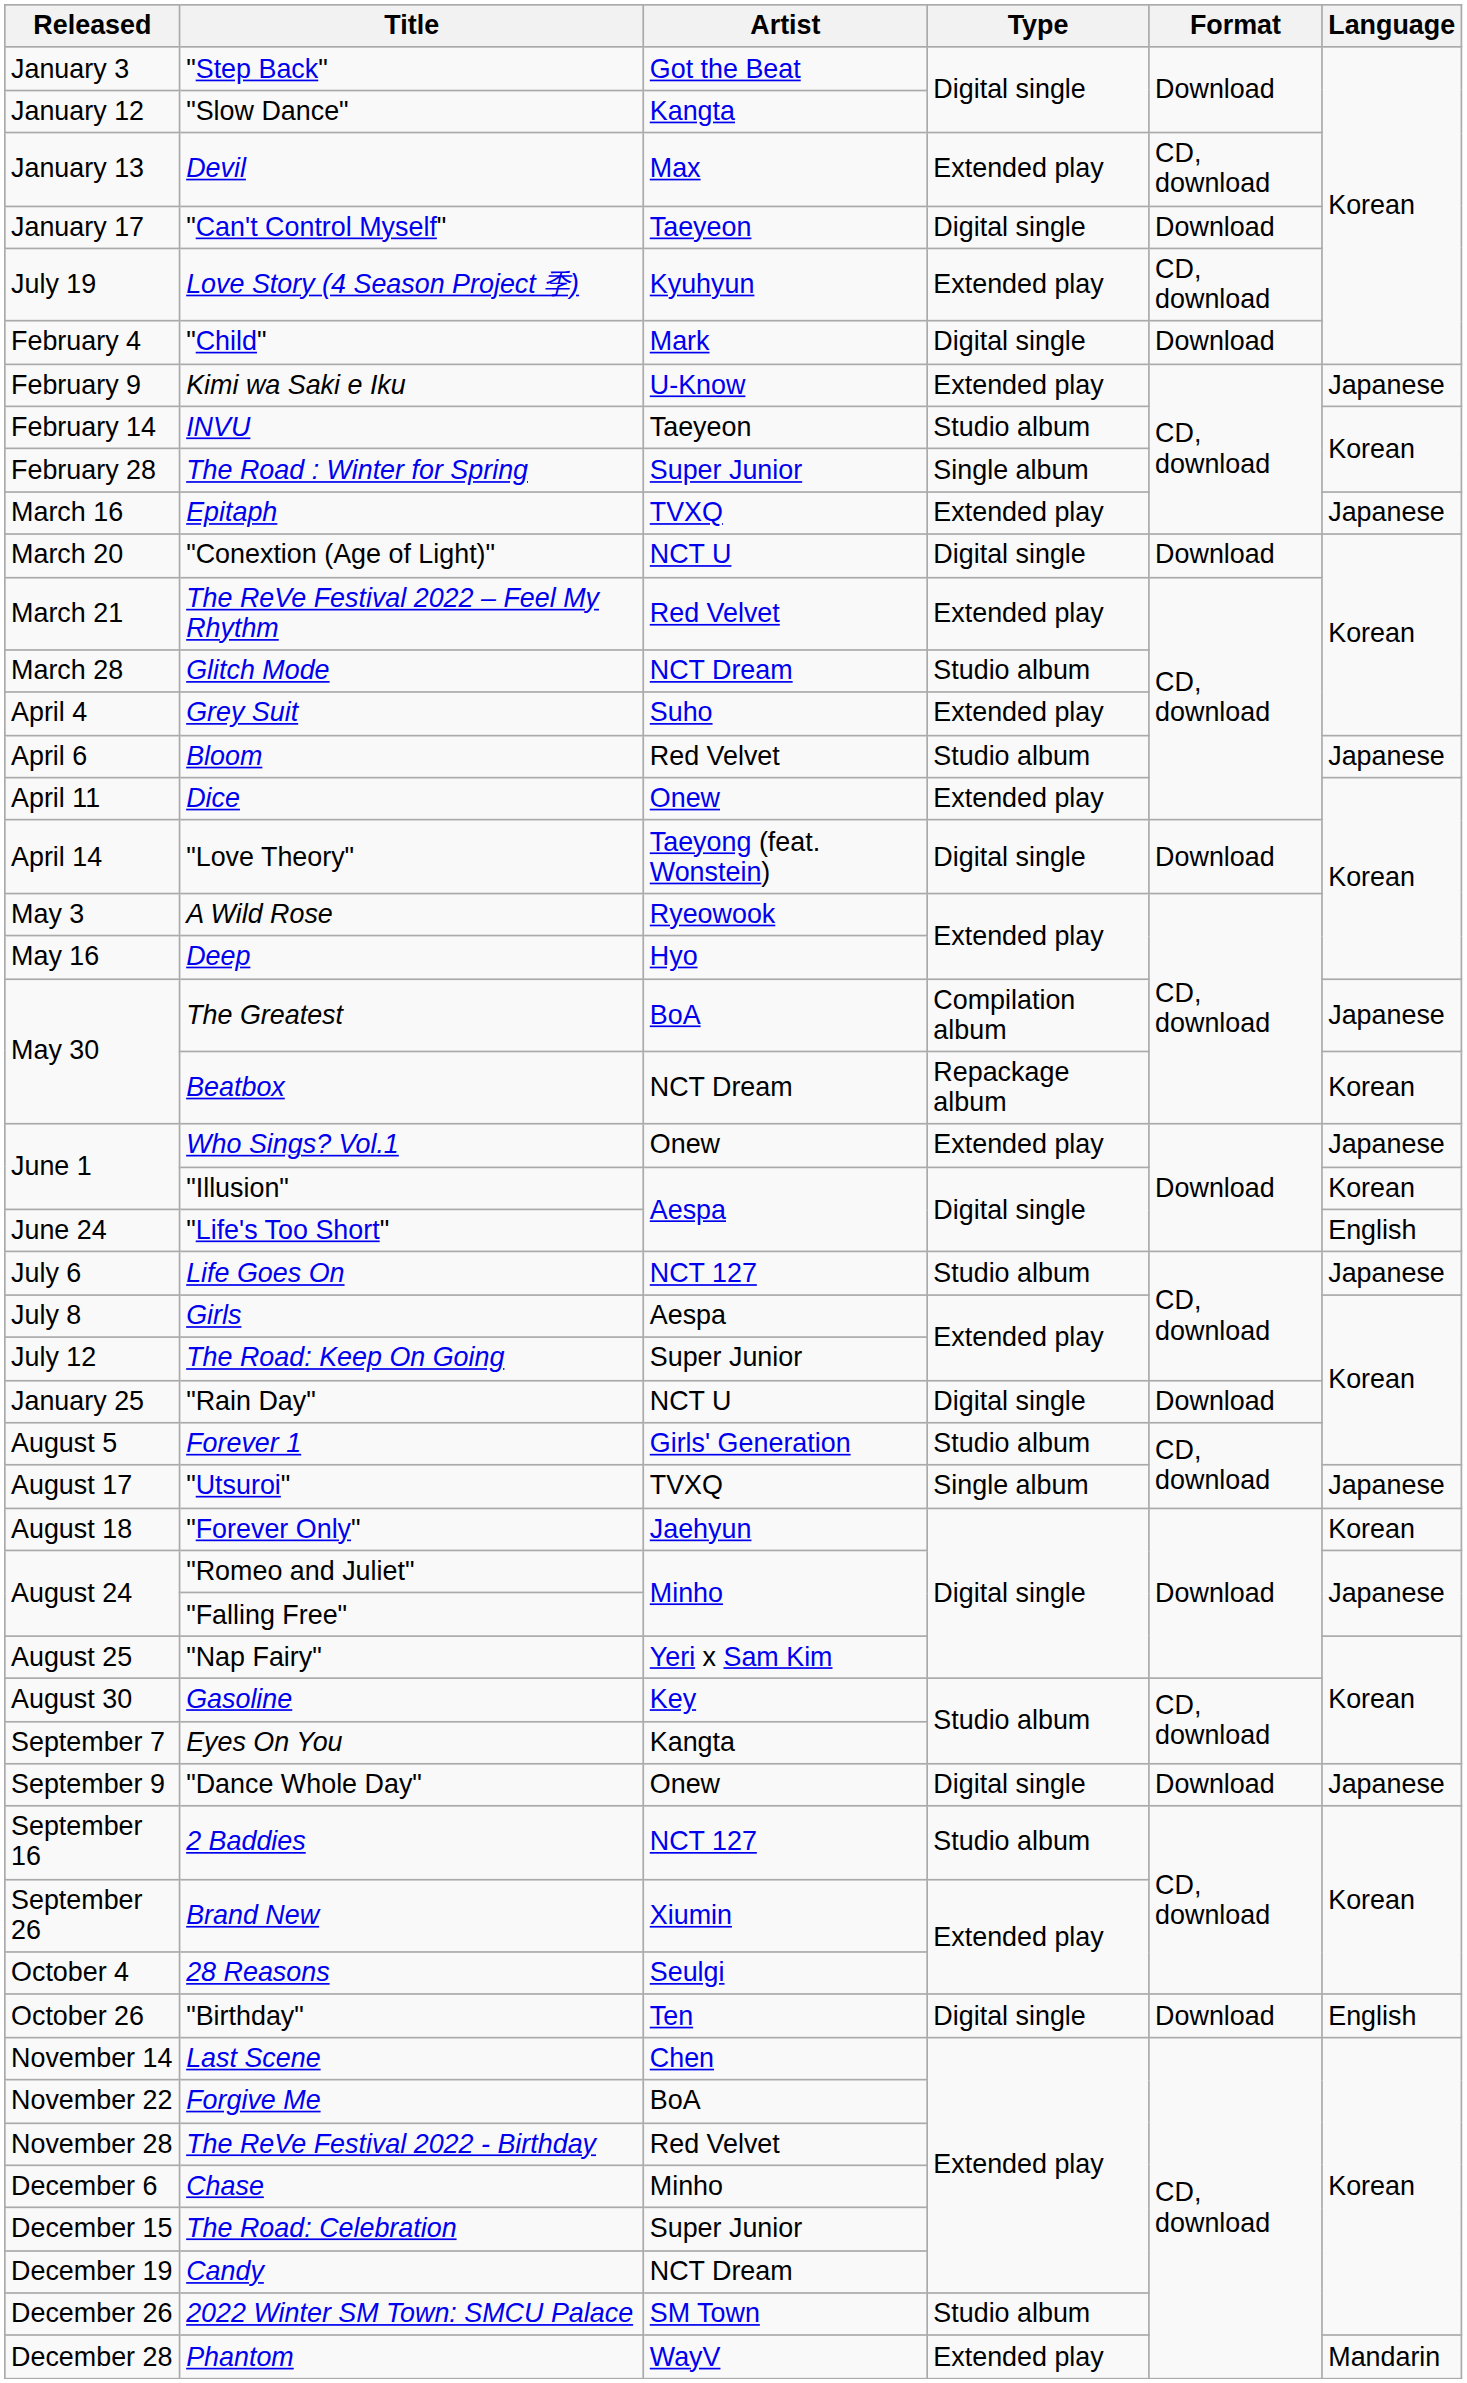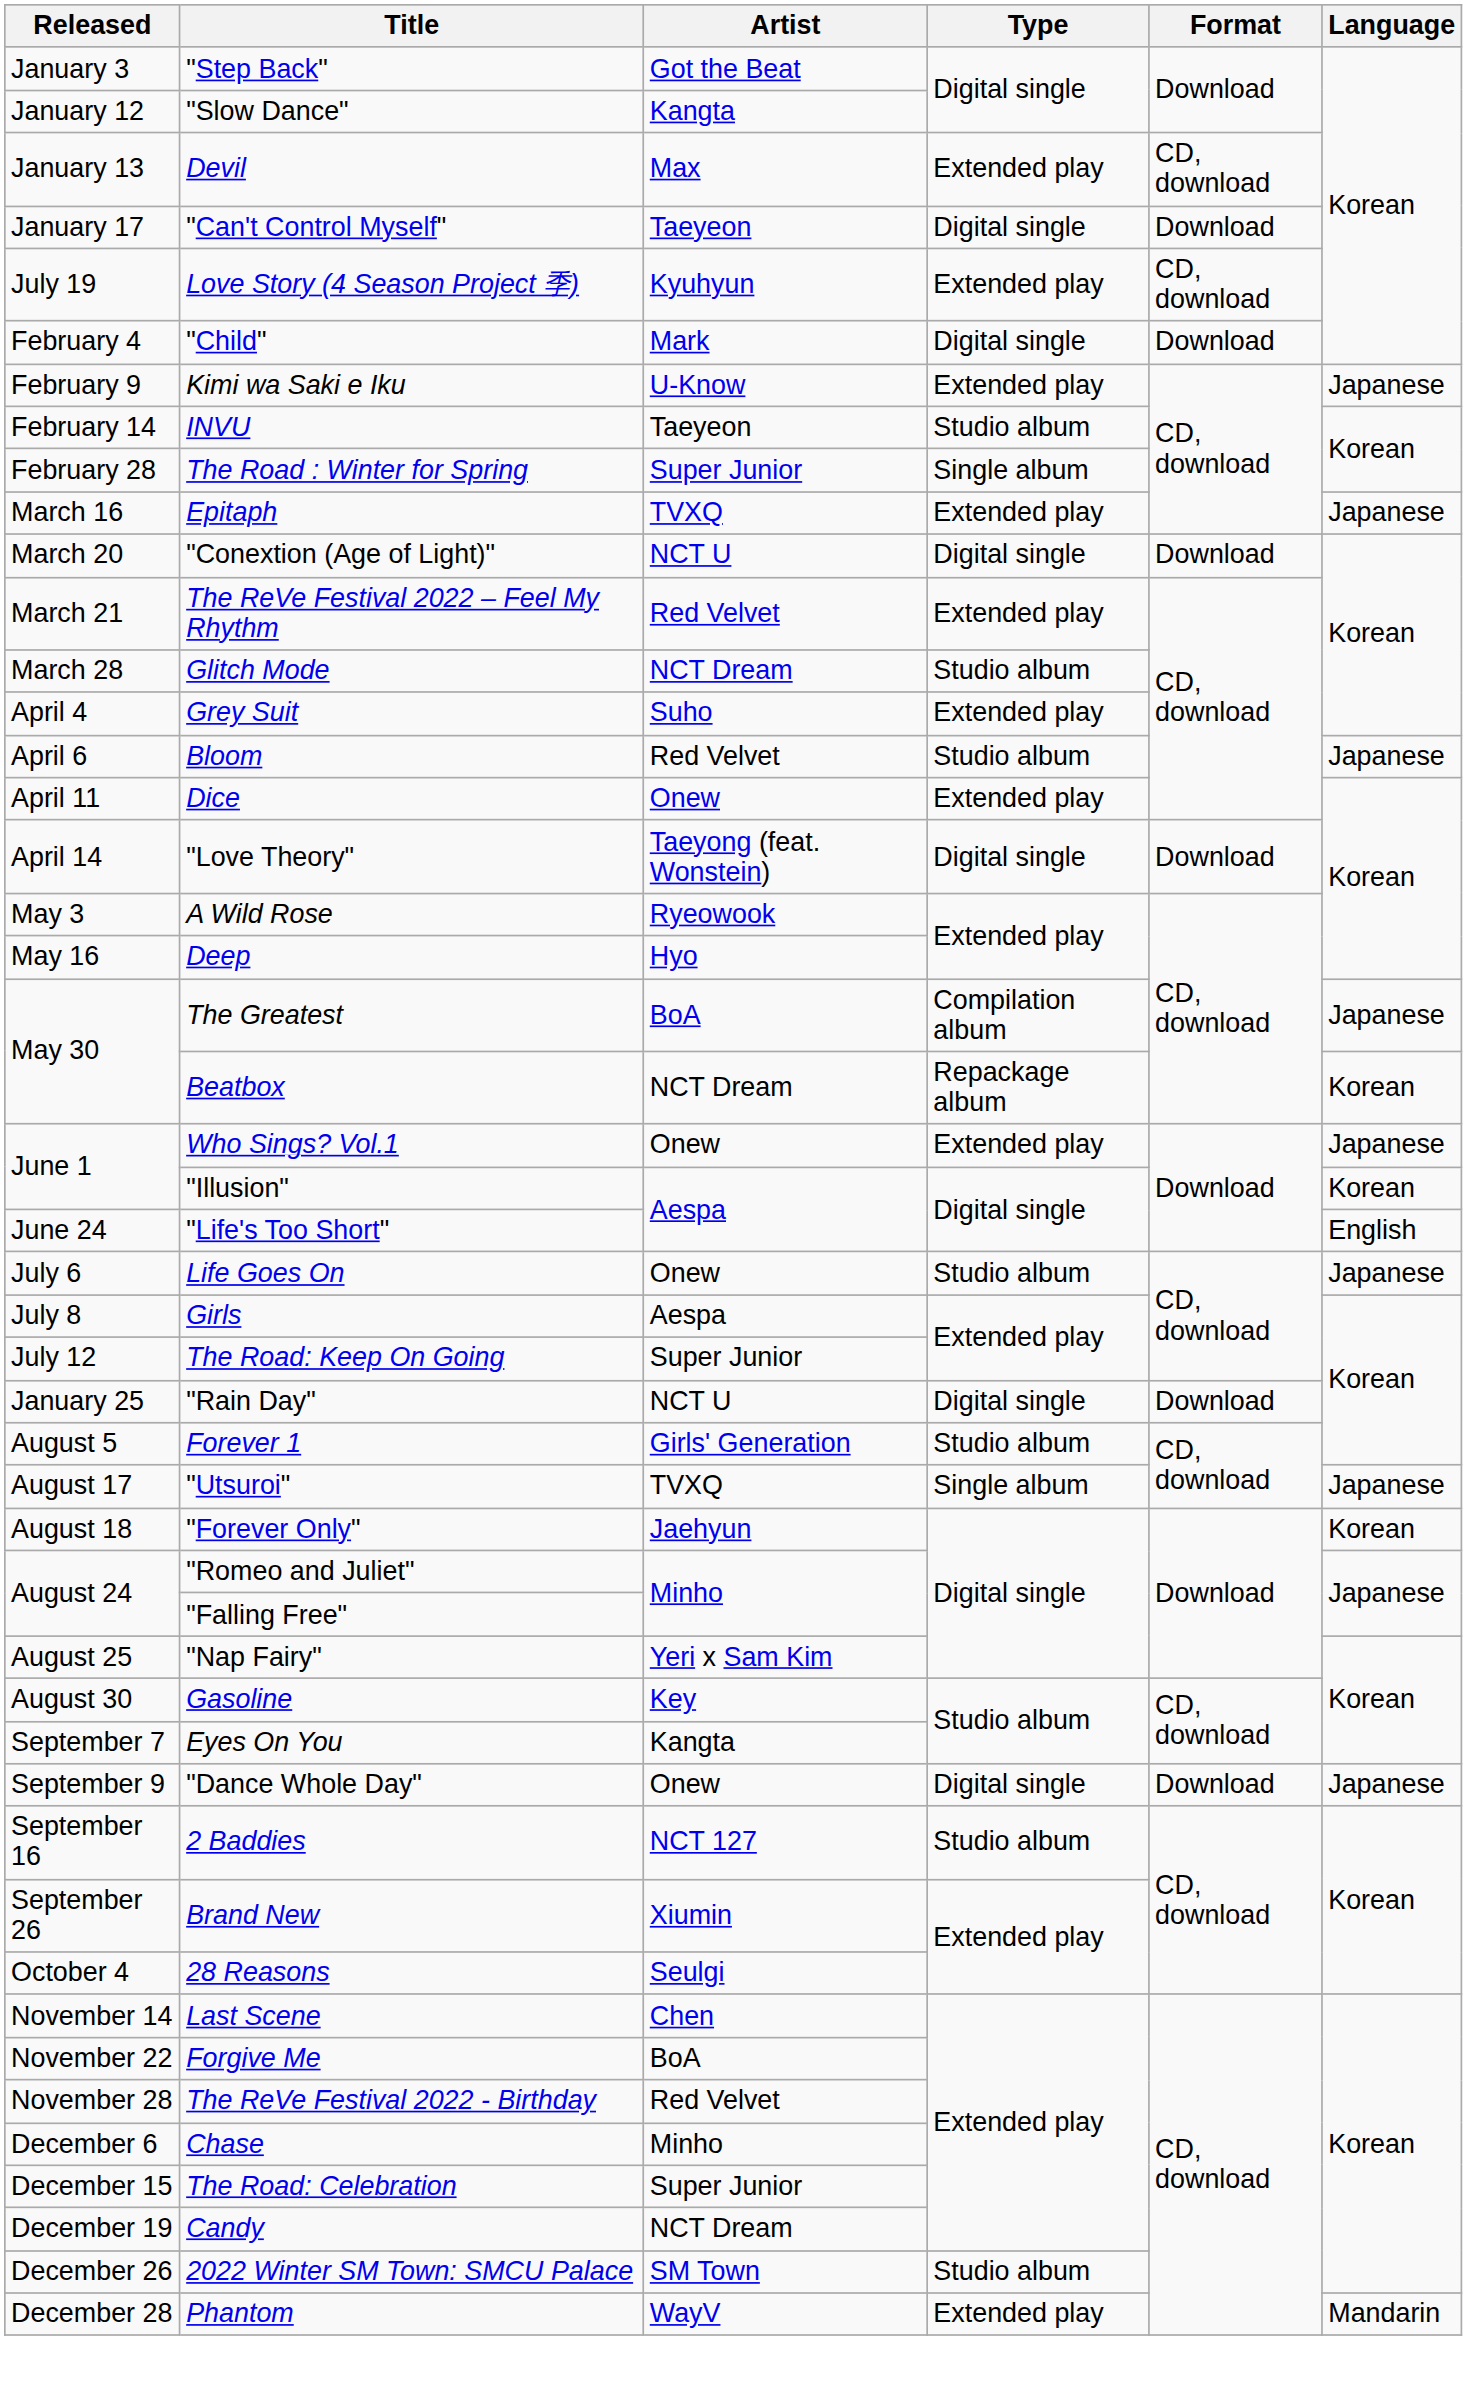(703, 1273) NCT 127 -> (685, 1273) Onew
- row: (245, 2015)
